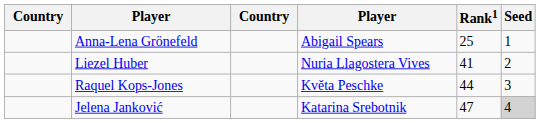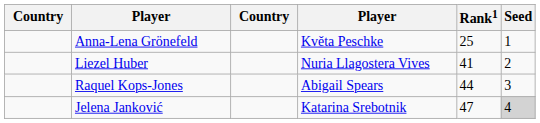(342, 41) Abigail Spears -> (342, 41) Květa Peschke
(342, 85) Květa Peschke -> (342, 85) Abigail Spears
